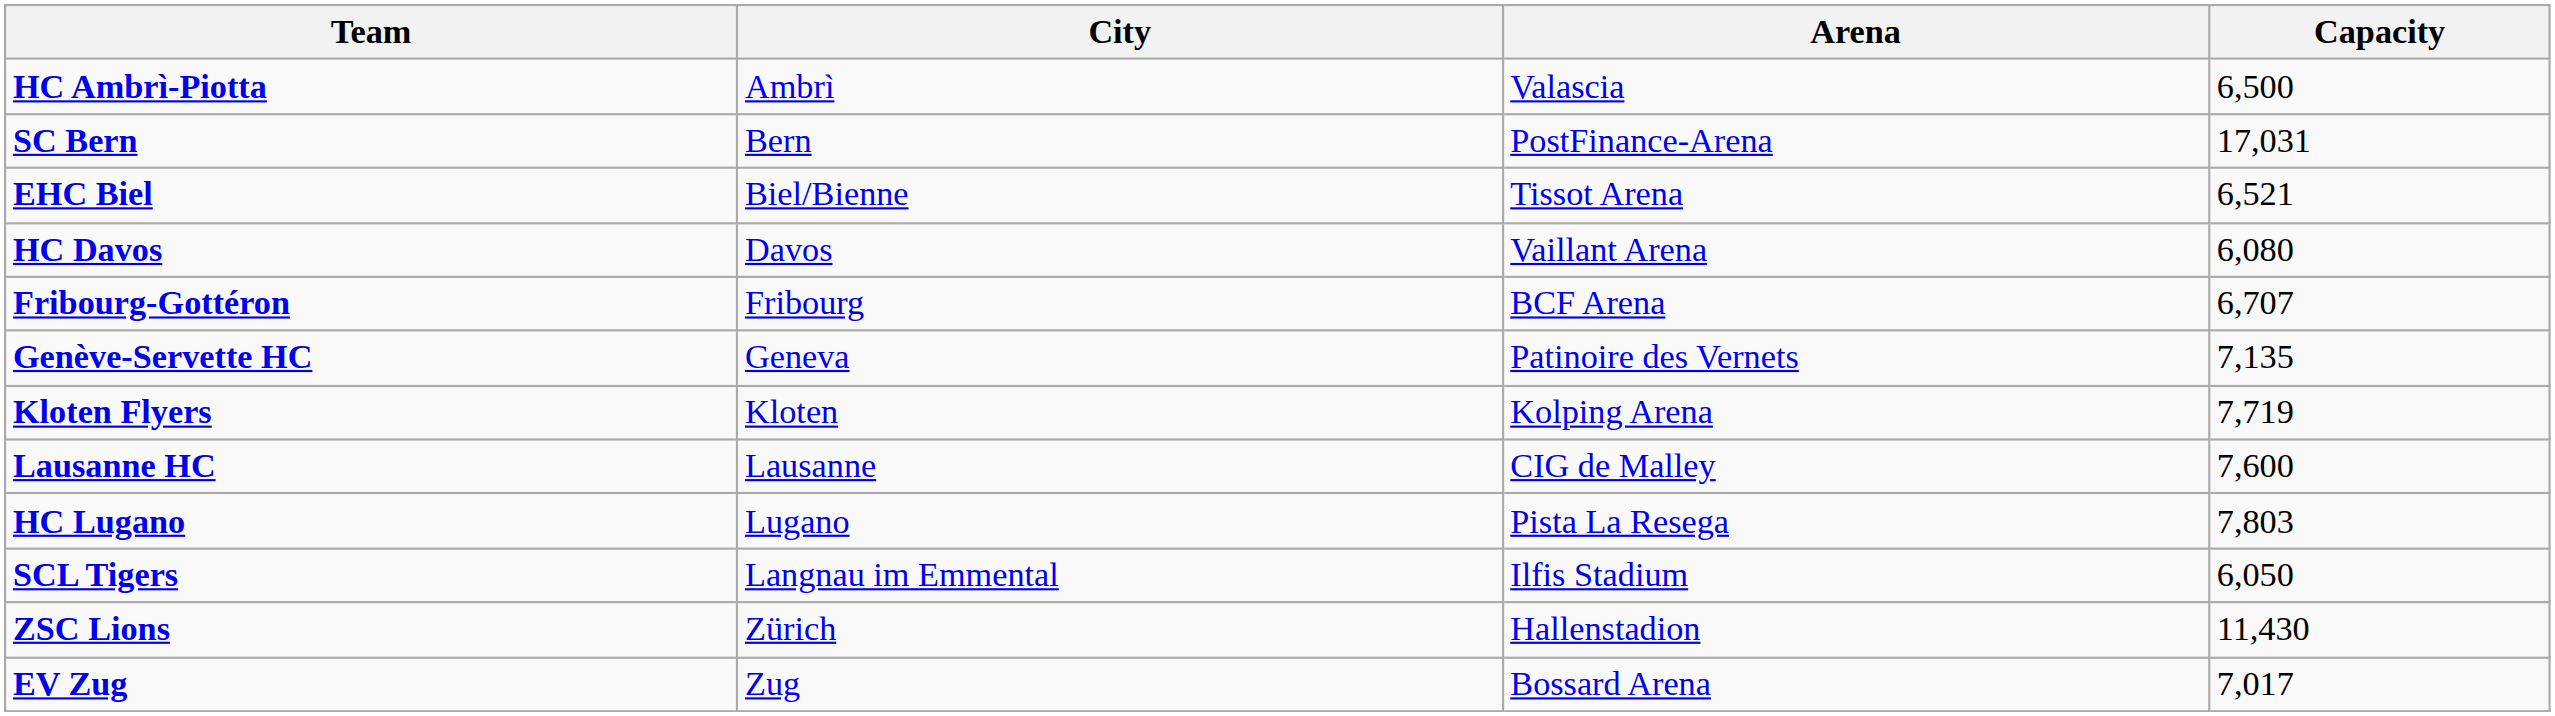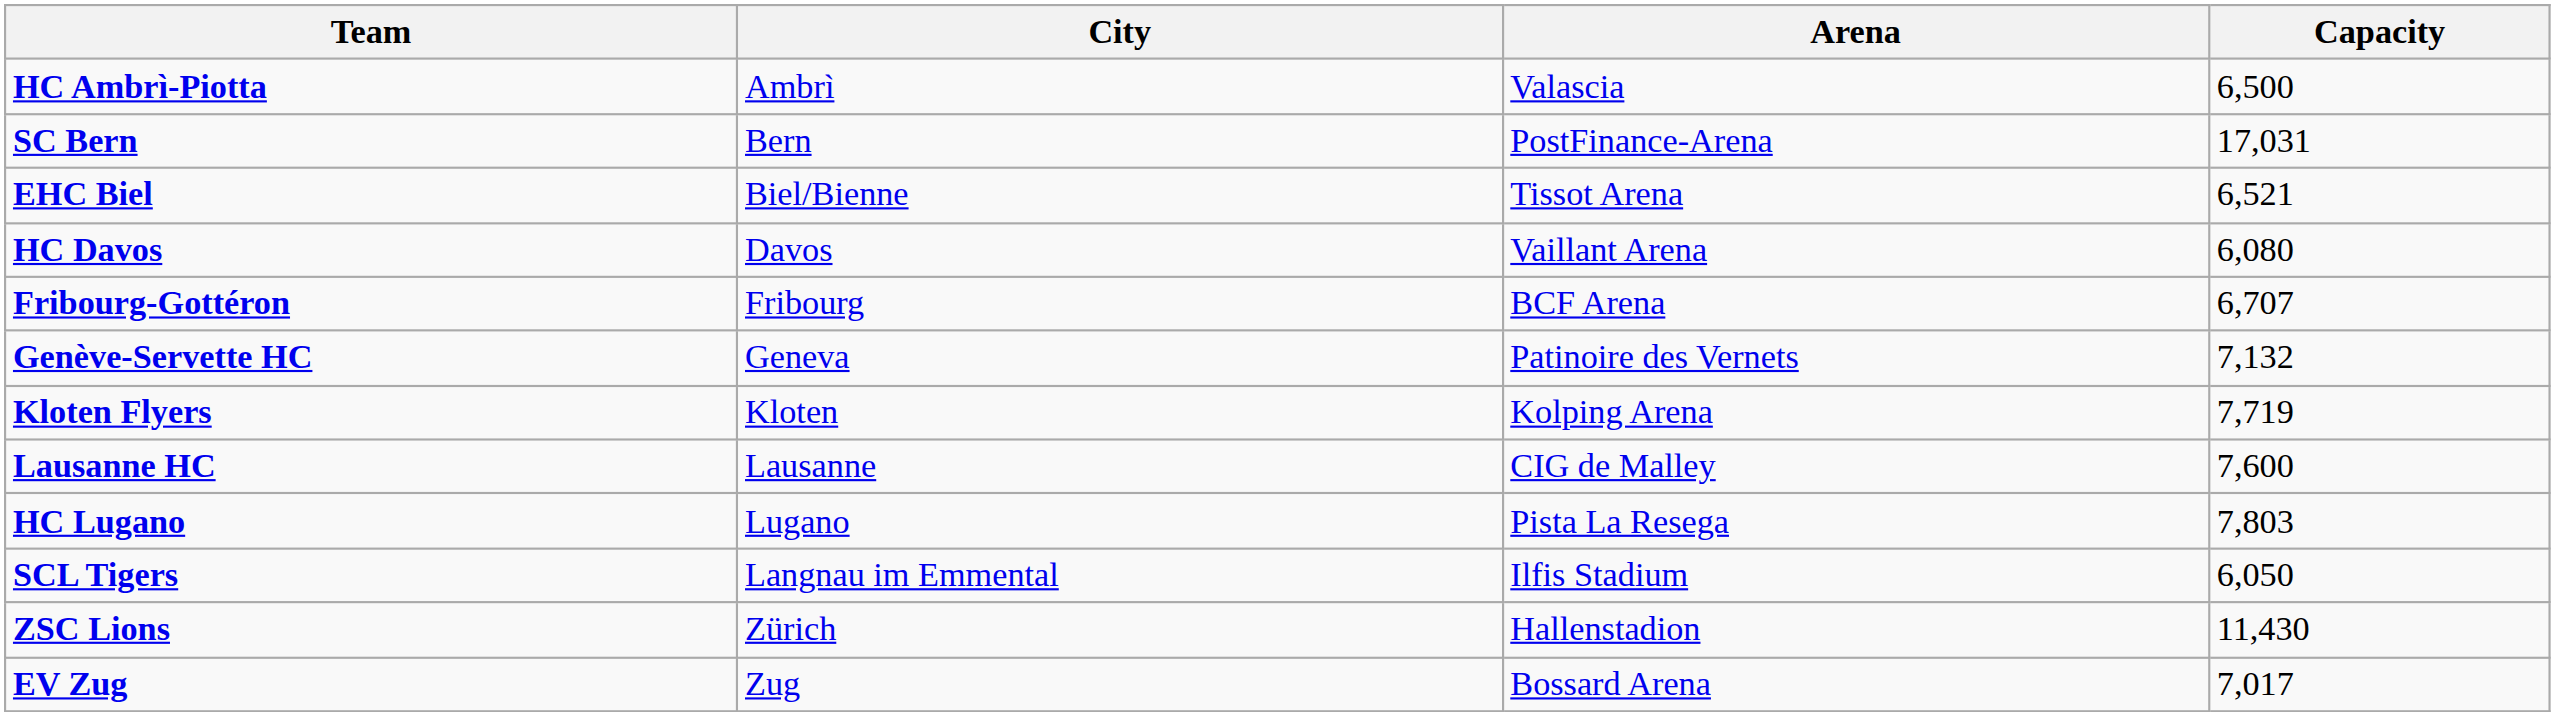(2255, 357) 7,135 -> (2255, 357) 7,132
